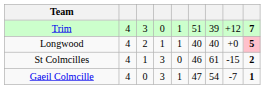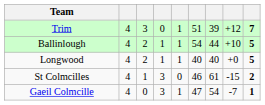+ row: (62, 44)
(252, 44) pink background -> (252, 60) no background
